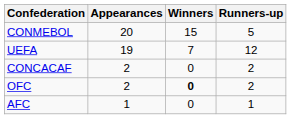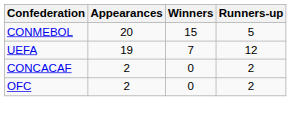(191, 86) bold -> (191, 86) normal
- row: (19, 104)
